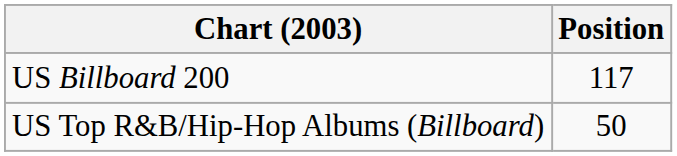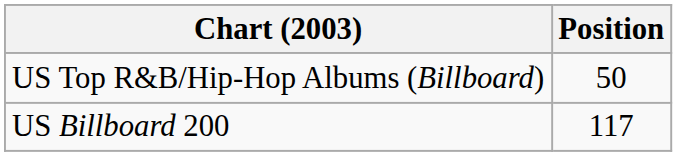rows swapped: (121, 77) <-> (278, 126)
